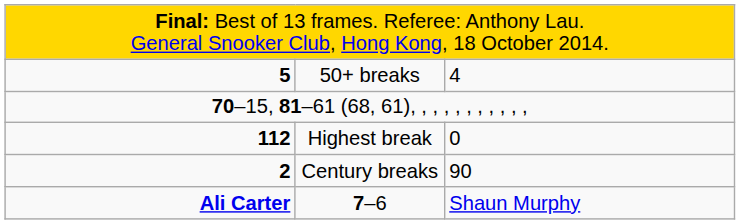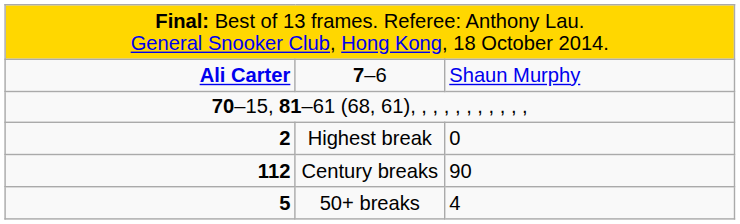rows swapped: (370, 203) <-> (370, 75)
(274, 139) 112 -> (285, 139) 2
(285, 171) 2 -> (274, 171) 112
